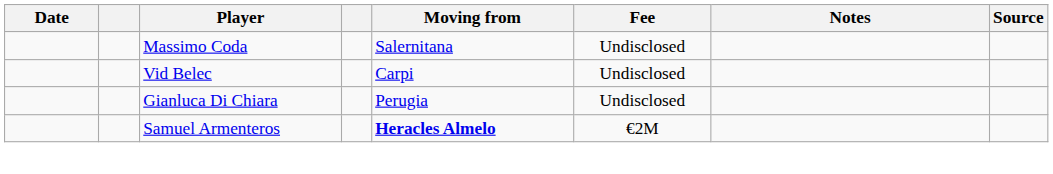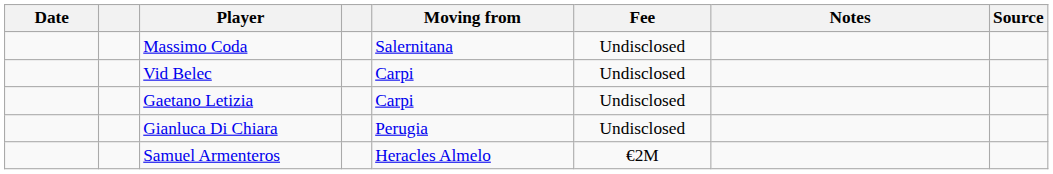+ row: (198, 100)
(435, 127) bold -> (433, 155) normal
